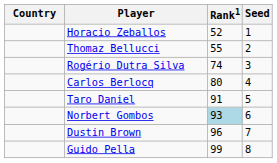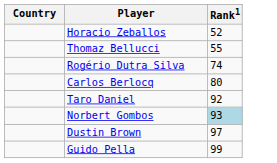- column: (257, 14)
(216, 99) 91 -> (216, 99) 92
(216, 133) 96 -> (216, 133) 97
